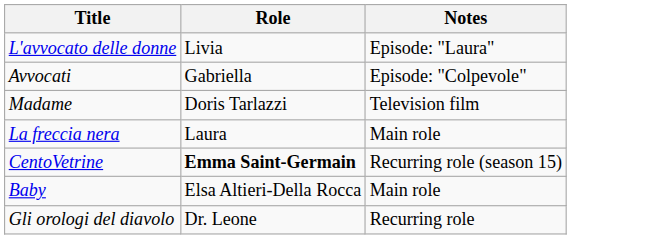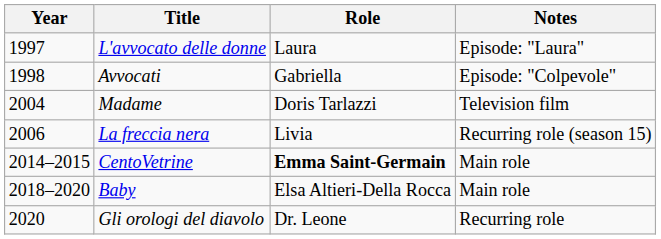+ column: (49, 18)
(204, 47) Livia -> (295, 47) Laura
(206, 133) Laura -> (293, 133) Livia
(405, 133) Main role -> (556, 133) Recurring role (season 15)
(466, 162) Recurring role (season 15) -> (495, 162) Main role
